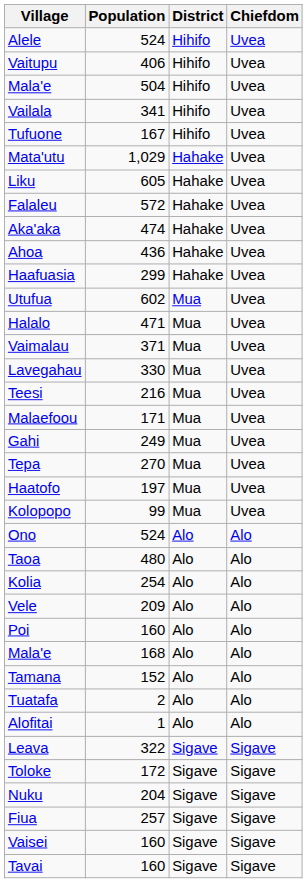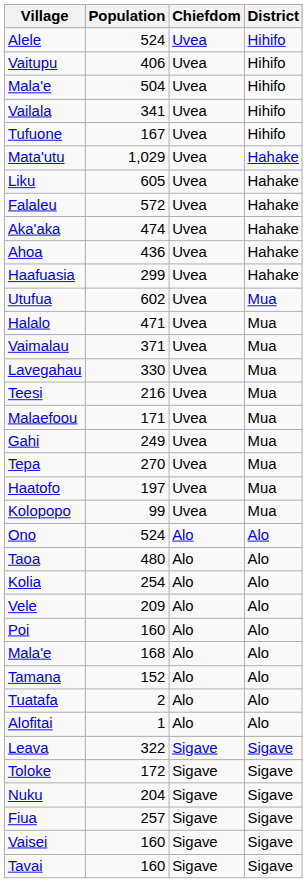columns swapped: (198, 16) <-> (265, 16)
